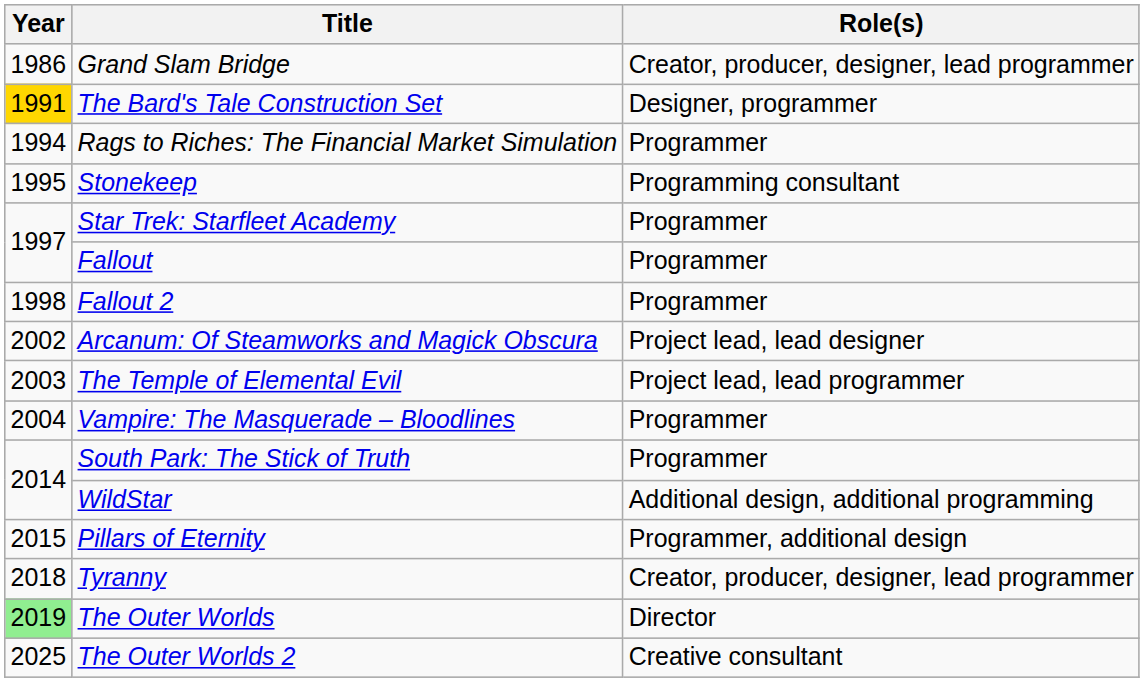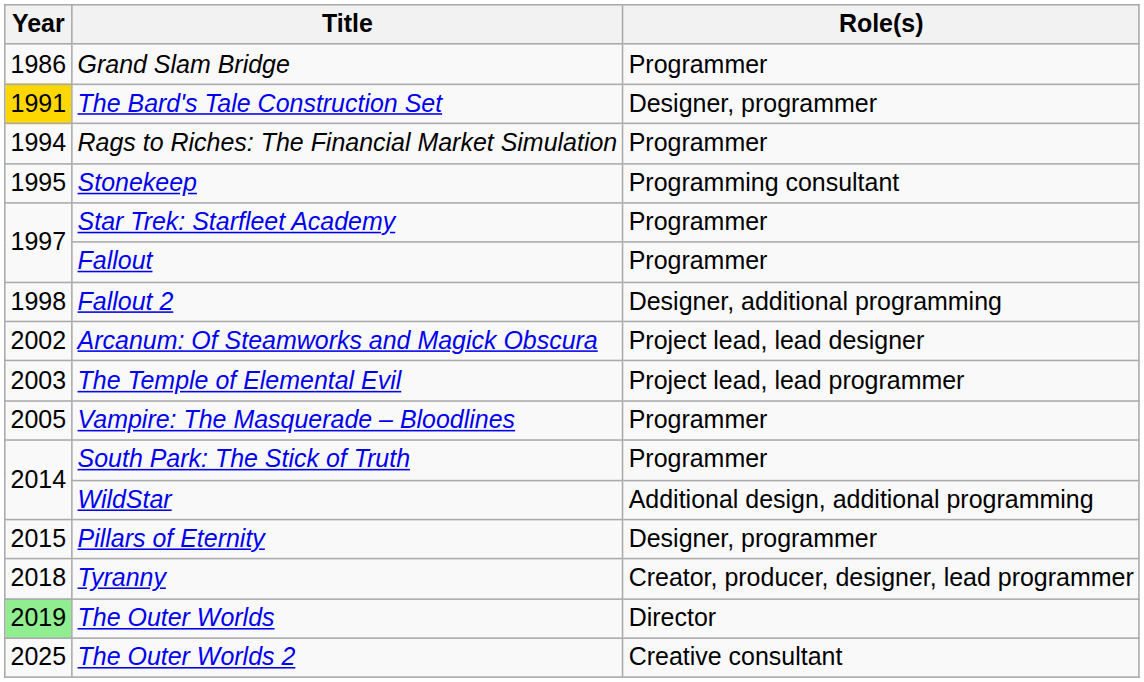(881, 63) Creator, producer, designer, lead programmer -> (698, 63) Programmer
(698, 301) Programmer -> (815, 301) Designer, additional programming
(38, 420) 2004 -> (38, 420) 2005
(798, 538) Programmer, additional design -> (753, 538) Designer, programmer
